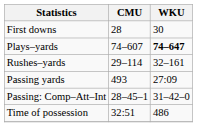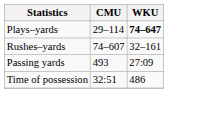- row: (32, 29)
(127, 46) 74–607 -> (108, 29) 29–114
(127, 63) 29–114 -> (109, 46) 74–607
- row: (56, 96)
